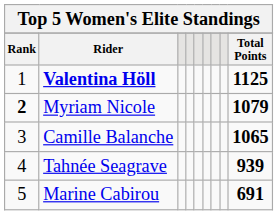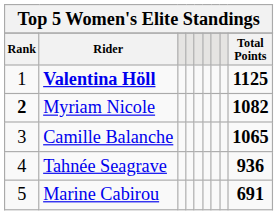(250, 107) 1079 -> (250, 107) 1082
(250, 165) 939 -> (250, 165) 936
